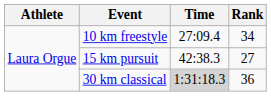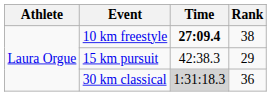(199, 36) normal -> (199, 36) bold
(247, 36) 34 -> (247, 36) 38
(247, 58) 27 -> (247, 58) 29
